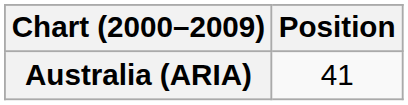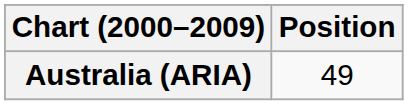(337, 74) 41 -> (337, 74) 49
